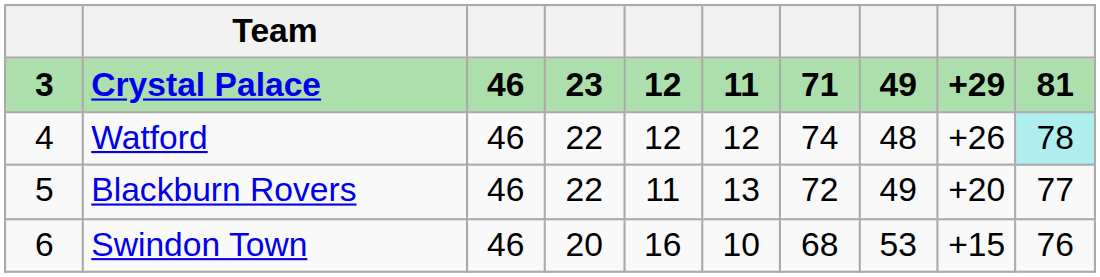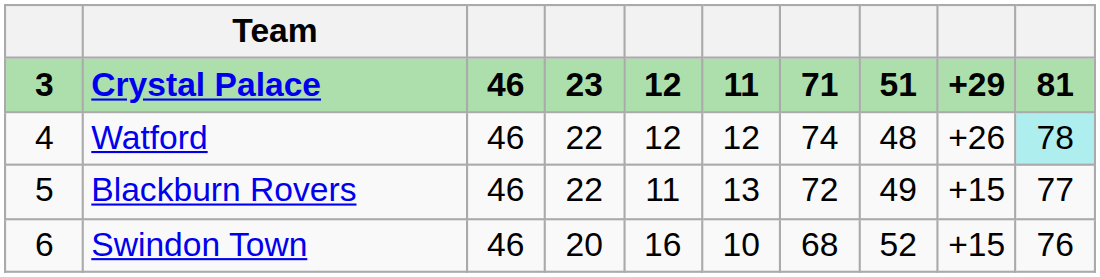(898, 84) 49 -> (898, 84) 51
(977, 191) +20 -> (977, 191) +15
(898, 244) 53 -> (898, 244) 52
